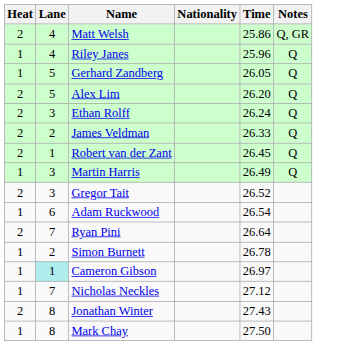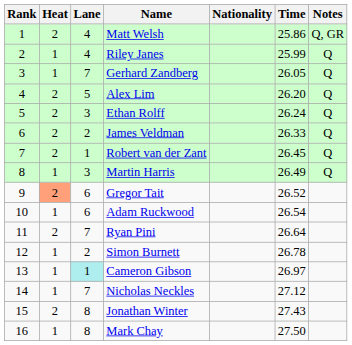+ column: (22, 14)
(257, 53) 25.96 -> (292, 53) 25.99
(52, 73) 5 -> (87, 73) 7
(20, 192) no background -> (55, 192) lightsalmon background
(52, 192) 3 -> (87, 192) 6
